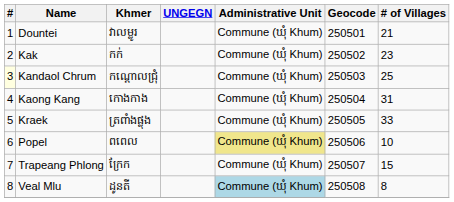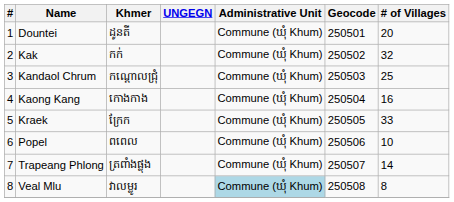(123, 32) វាលម្លូរ -> (120, 32) ដូនតី
(387, 33) 21 -> (387, 33) 20
(387, 55) 23 -> (387, 55) 32
(10, 77) lightyellow background -> (10, 77) no background
(387, 99) 31 -> (387, 99) 16
(130, 120) ត្រពាំងផ្លុង -> (120, 120) ក្រែក
(270, 142) khaki background -> (270, 142) no background
(120, 164) ក្រែក -> (130, 164) ត្រពាំងផ្លុង
(387, 165) 15 -> (387, 165) 14
(120, 186) ដូនតី -> (123, 186) វាលម្លូរ
